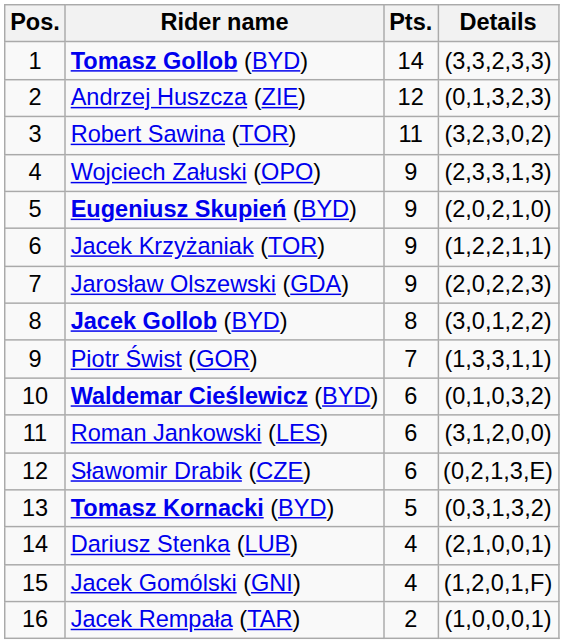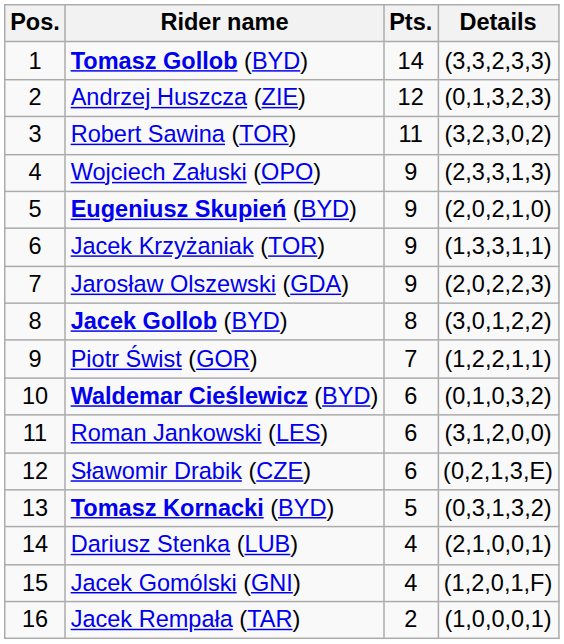(498, 246) (1,2,2,1,1) -> (498, 246) (1,3,3,1,1)
(498, 358) (1,3,3,1,1) -> (498, 358) (1,2,2,1,1)
